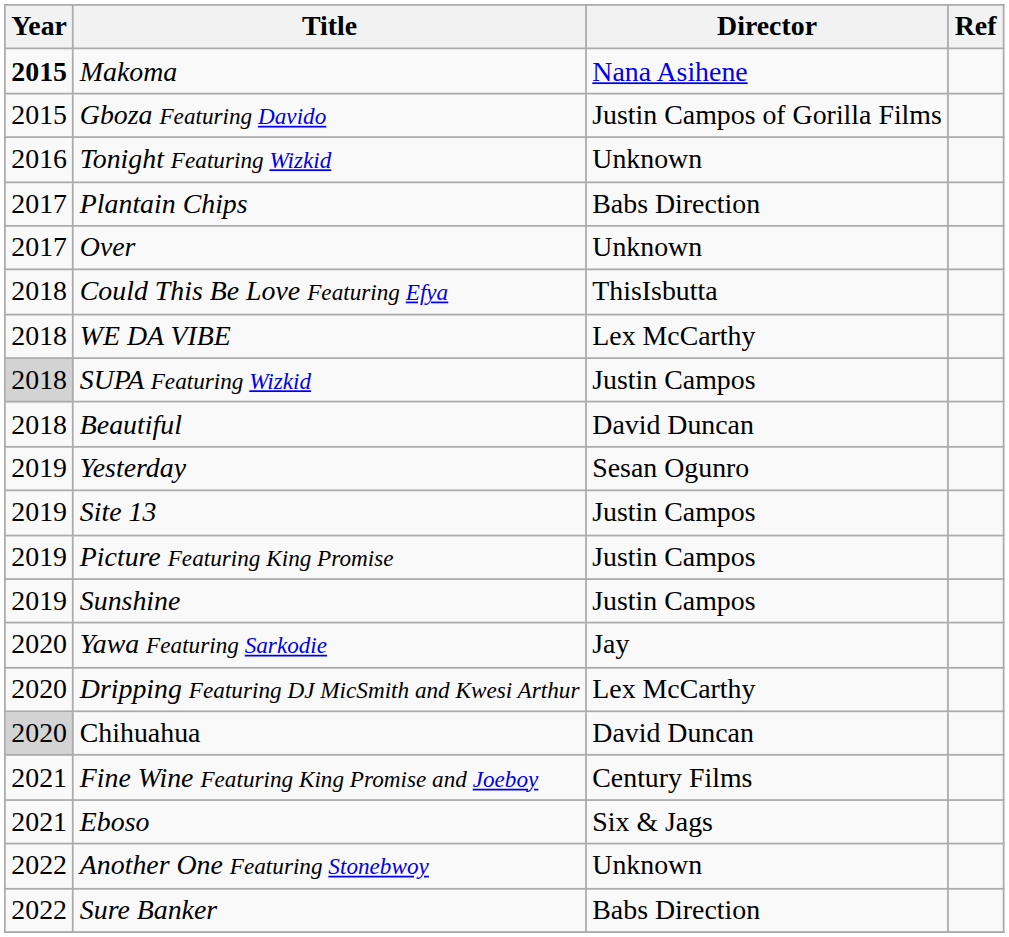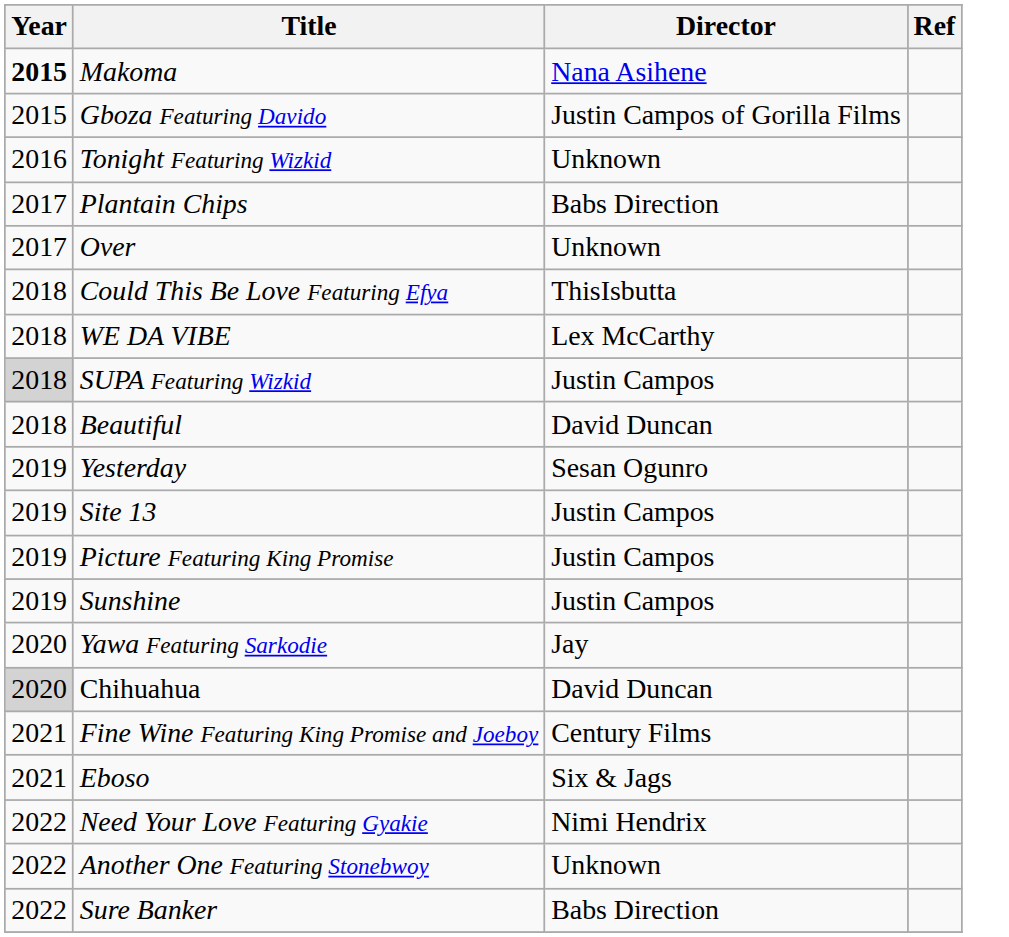- row: (330, 688)
+ row: (254, 821)
